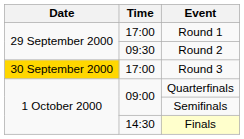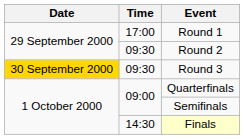(140, 69) 17:00 -> (140, 69) 09:30
